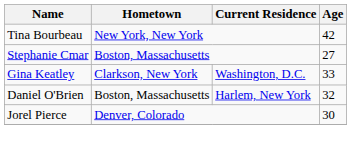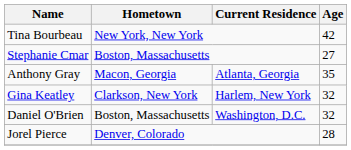+ row: (44, 74)
(260, 74) Washington, D.C. -> (263, 94) Harlem, New York
(329, 74) 33 -> (329, 94) 32
(263, 94) Harlem, New York -> (260, 114) Washington, D.C.
(329, 114) 30 -> (329, 134) 28
